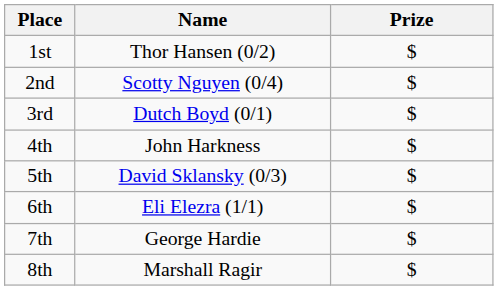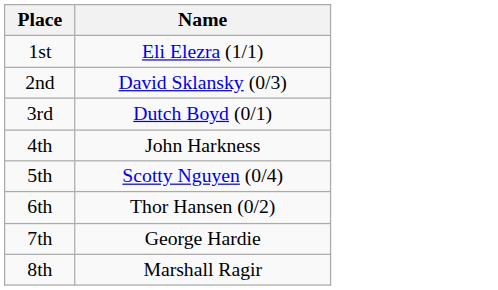- column: (412, 20)
(203, 51) Thor Hansen (0/2) -> (203, 51) Eli Elezra (1/1)
(203, 82) Scotty Nguyen (0/4) -> (203, 82) David Sklansky (0/3)
(203, 176) David Sklansky (0/3) -> (203, 176) Scotty Nguyen (0/4)
(203, 207) Eli Elezra (1/1) -> (203, 207) Thor Hansen (0/2)
